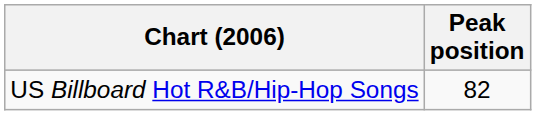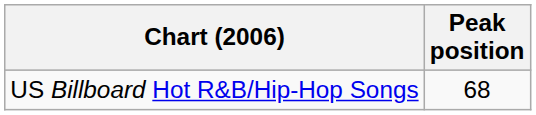(477, 89) 82 -> (477, 89) 68
